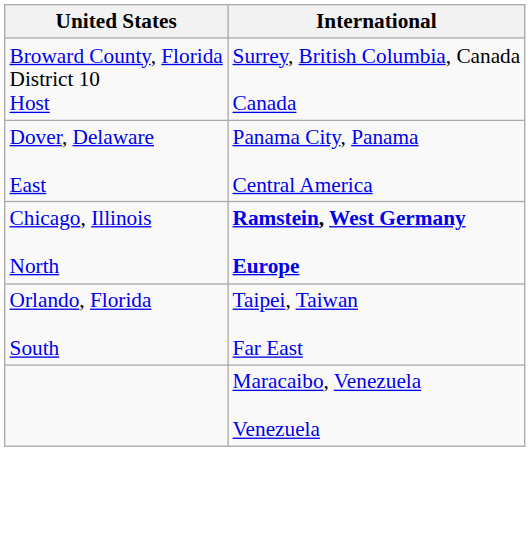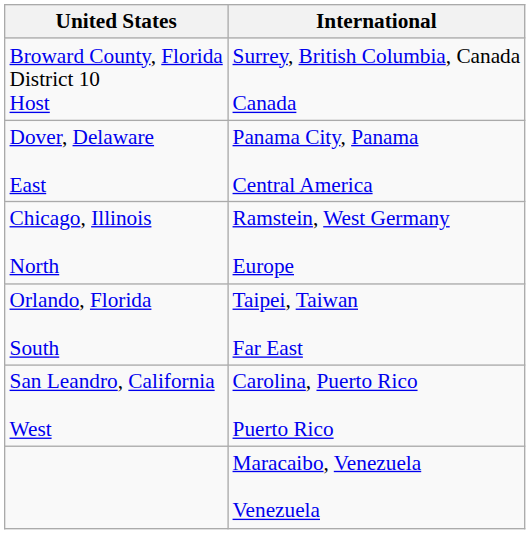(349, 242) bold -> (341, 242) normal
+ row: (112, 405)
